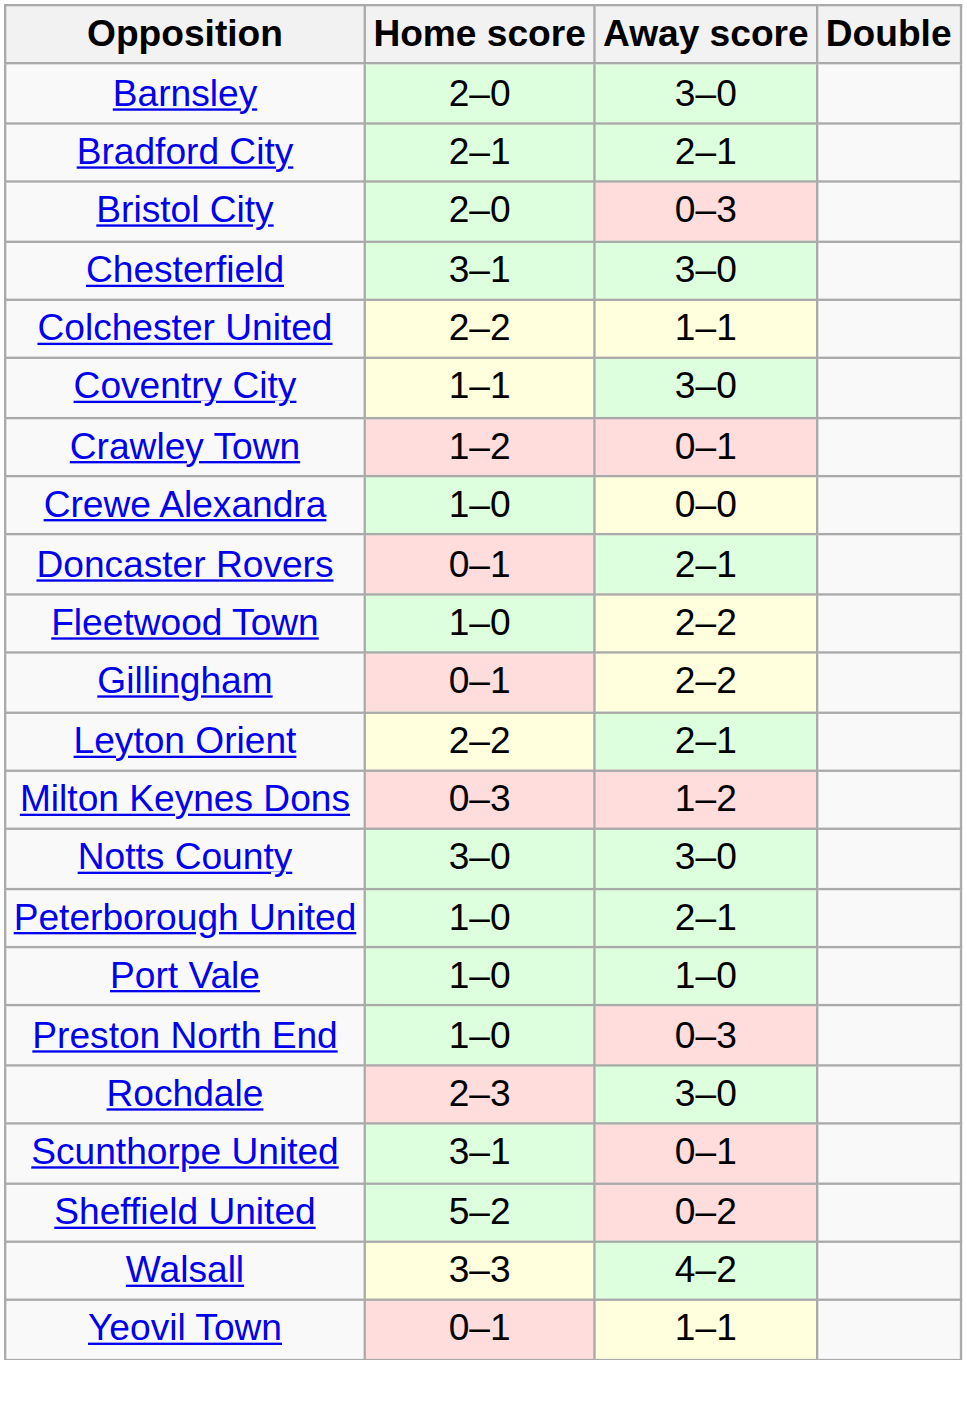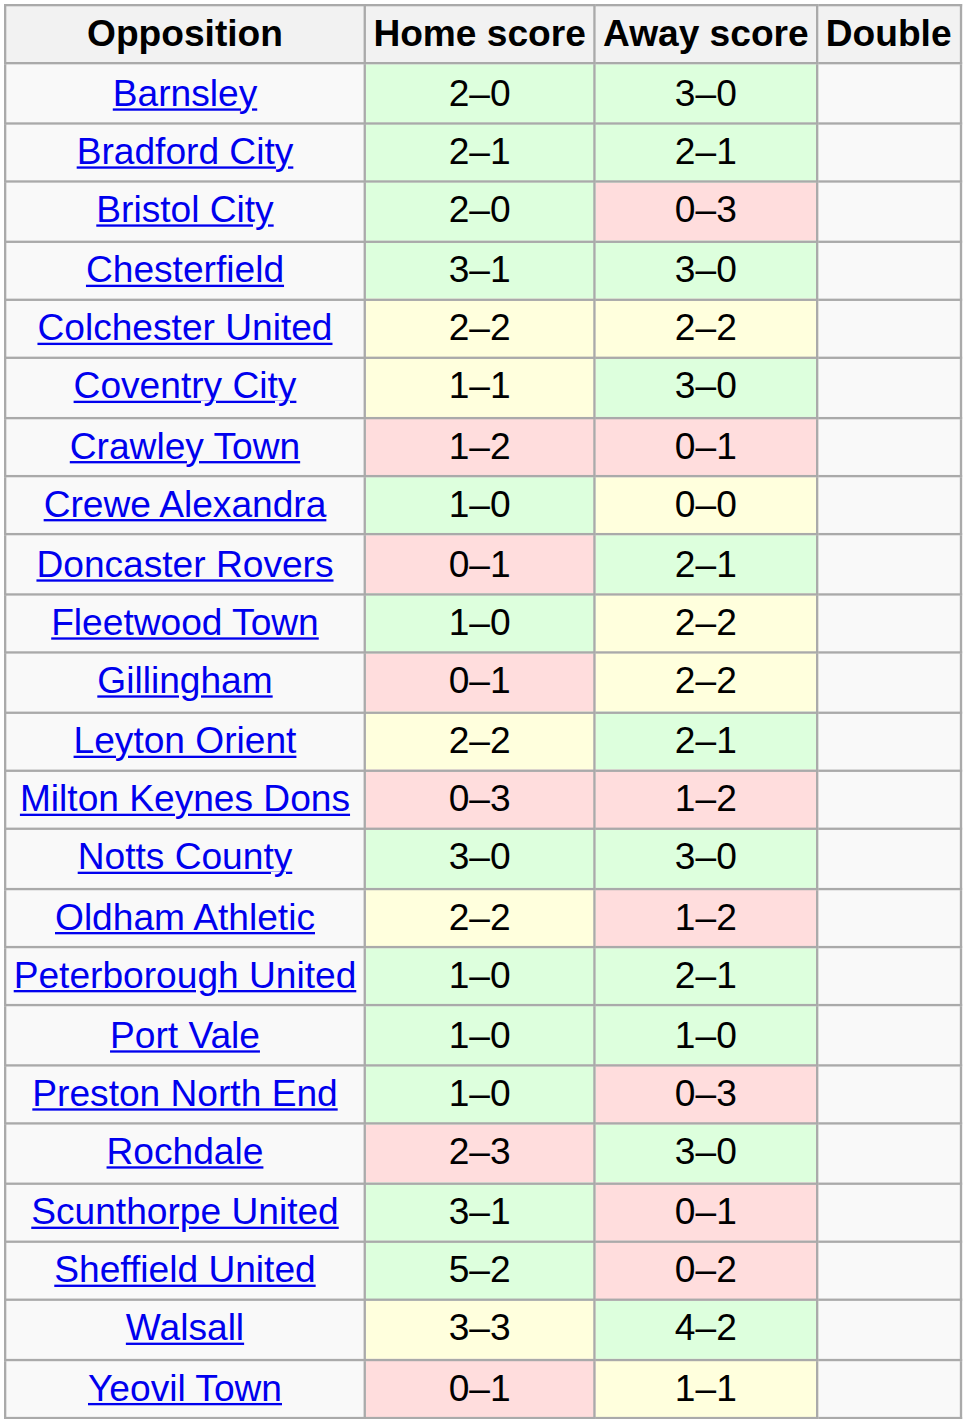(706, 328) 1–1 -> (706, 328) 2–2
+ row: (185, 916)
